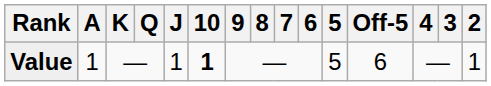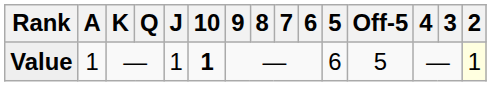(335, 61) 5 -> (335, 61) 6
(380, 61) 6 -> (380, 61) 5
(474, 61) no background -> (474, 61) lightyellow background
